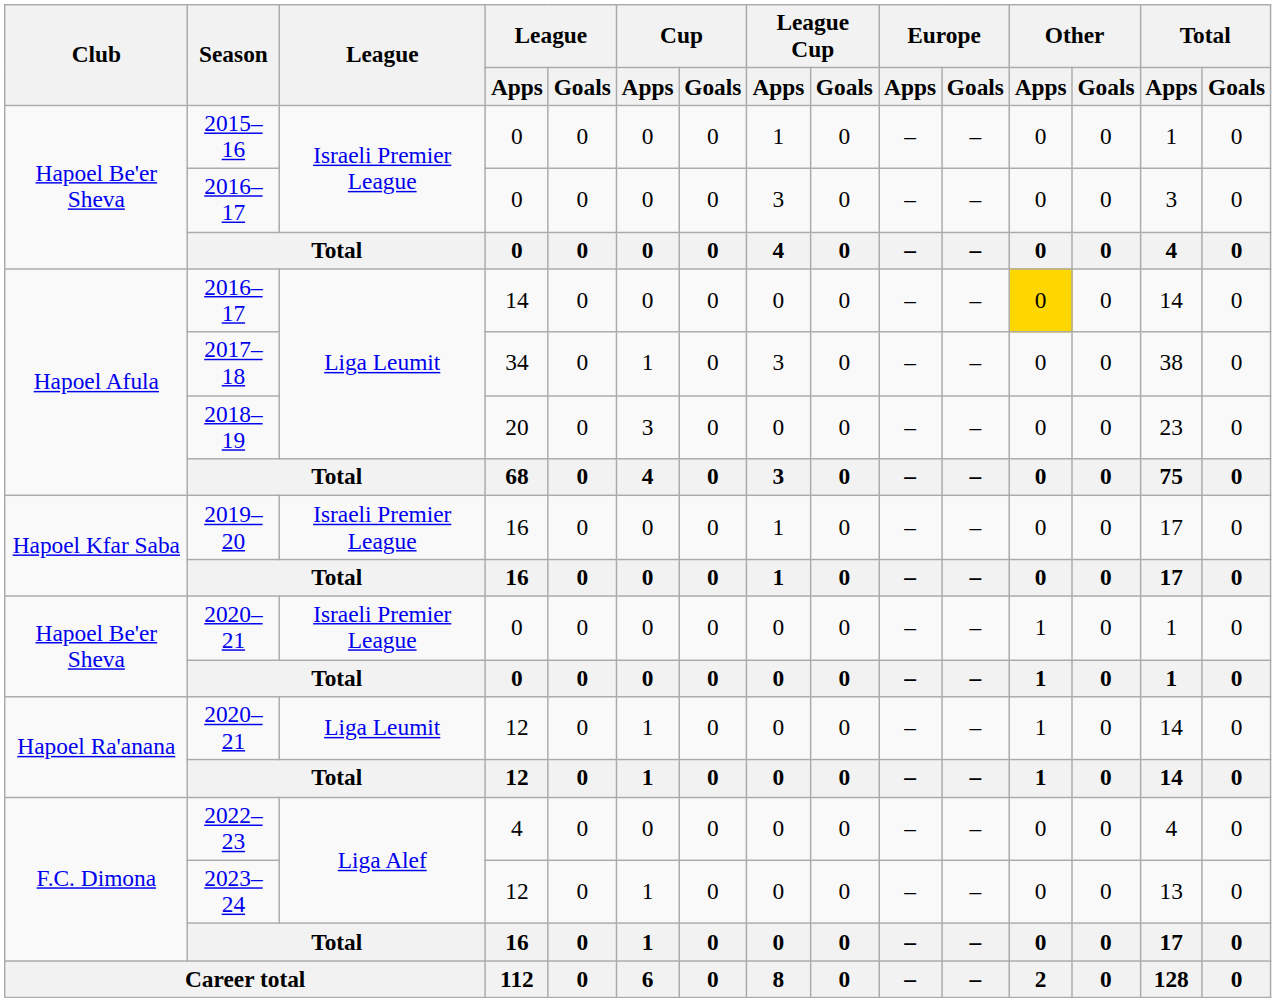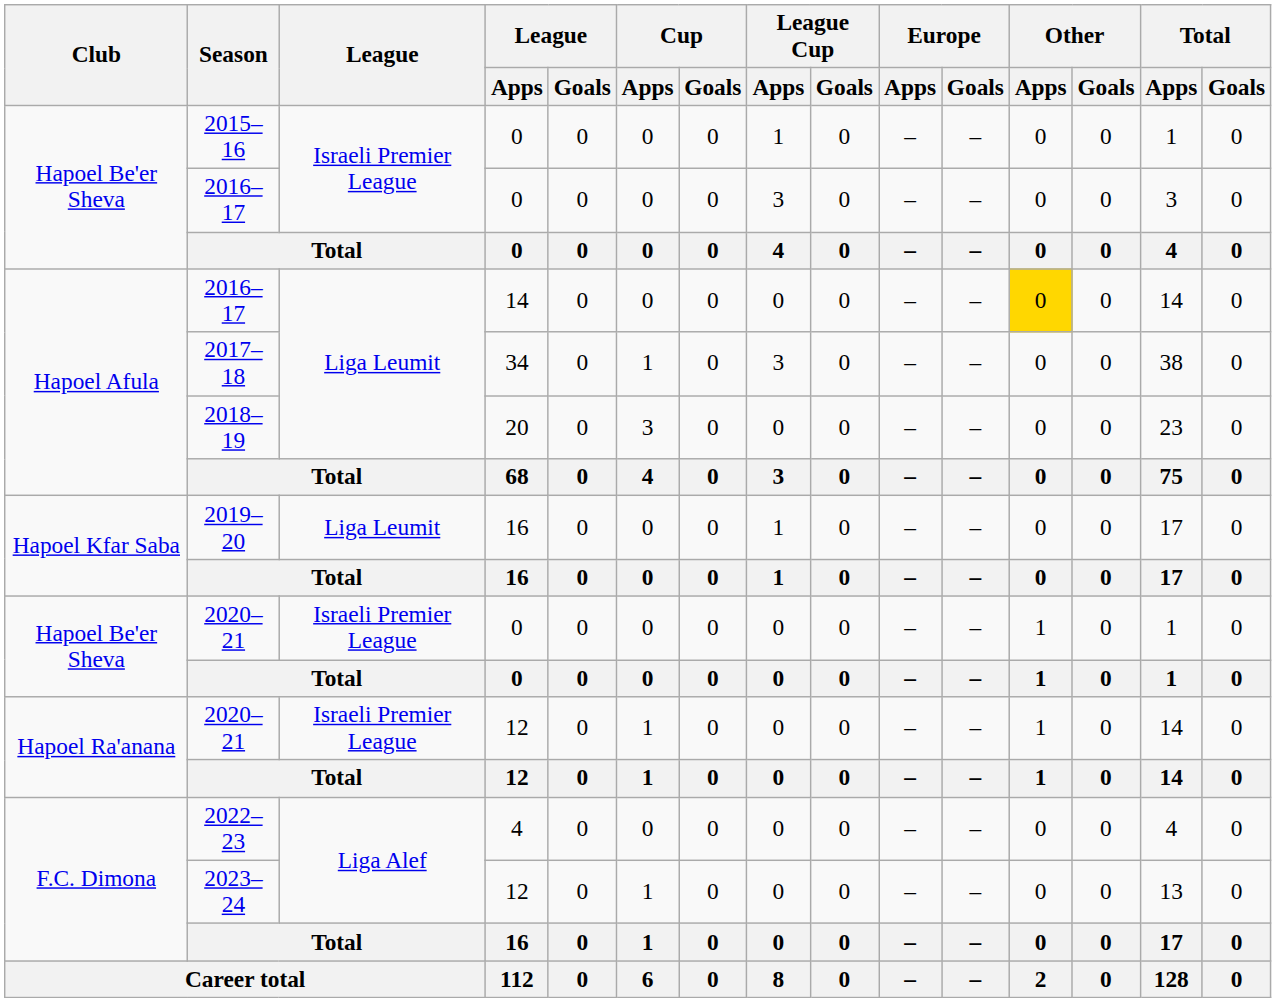(382, 527) Israeli Premier League -> (382, 527) Liga Leumit
(382, 728) Liga Leumit -> (382, 728) Israeli Premier League
